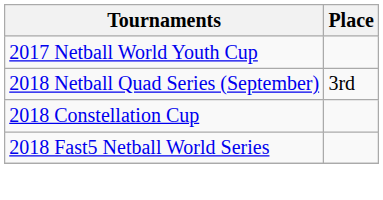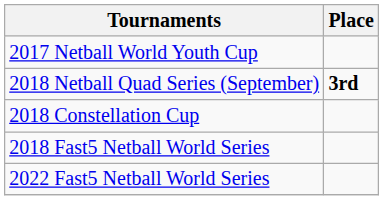(342, 83) normal -> (343, 83) bold
+ row: (139, 178)
